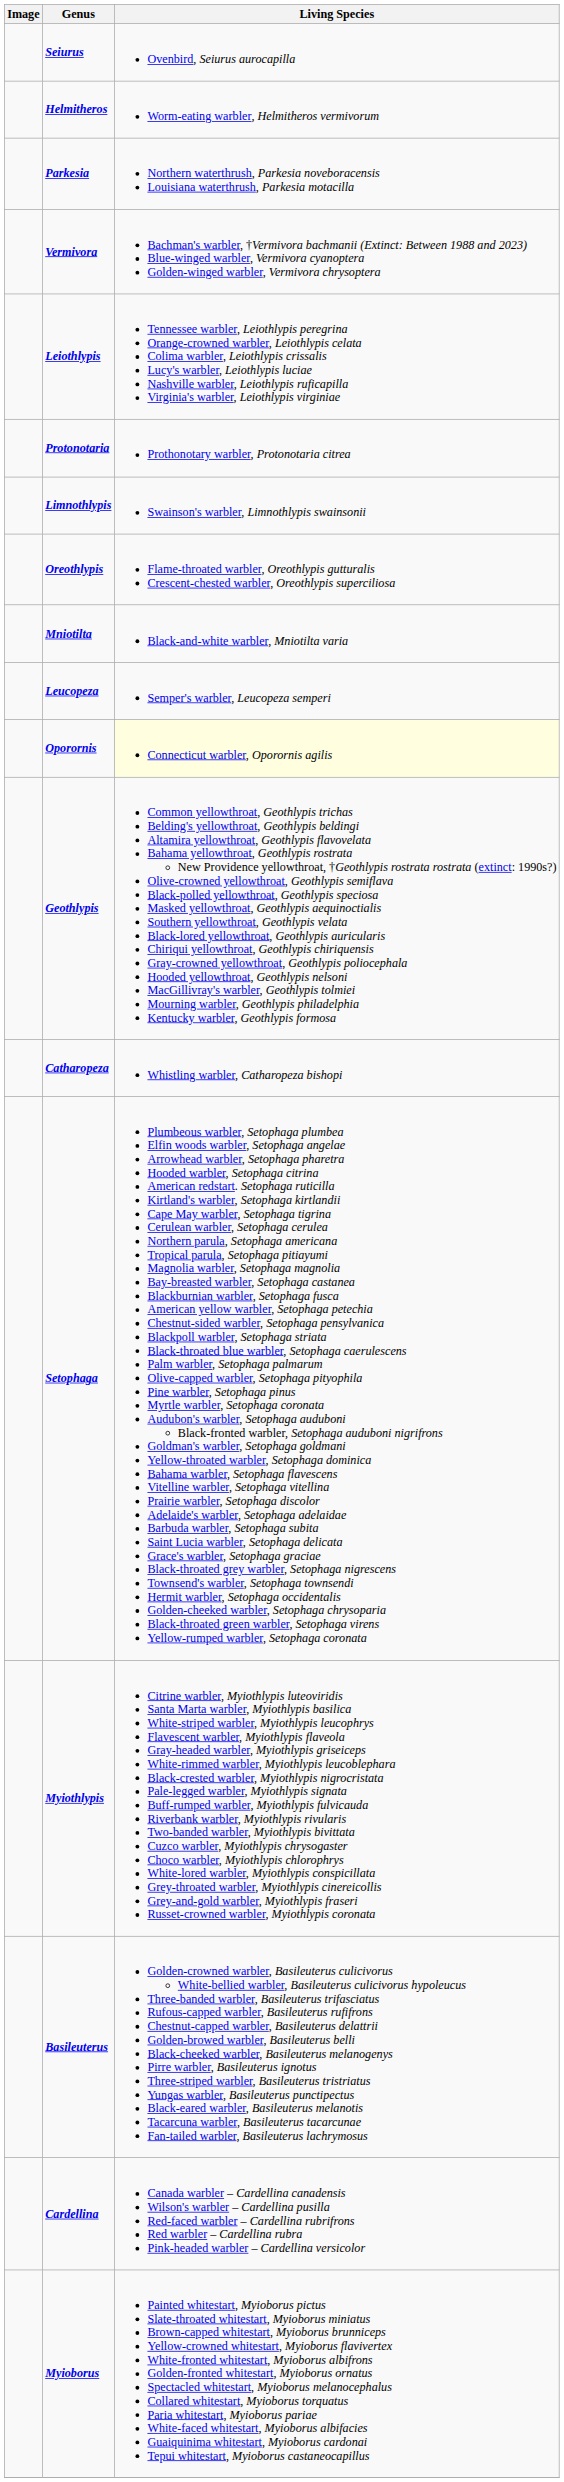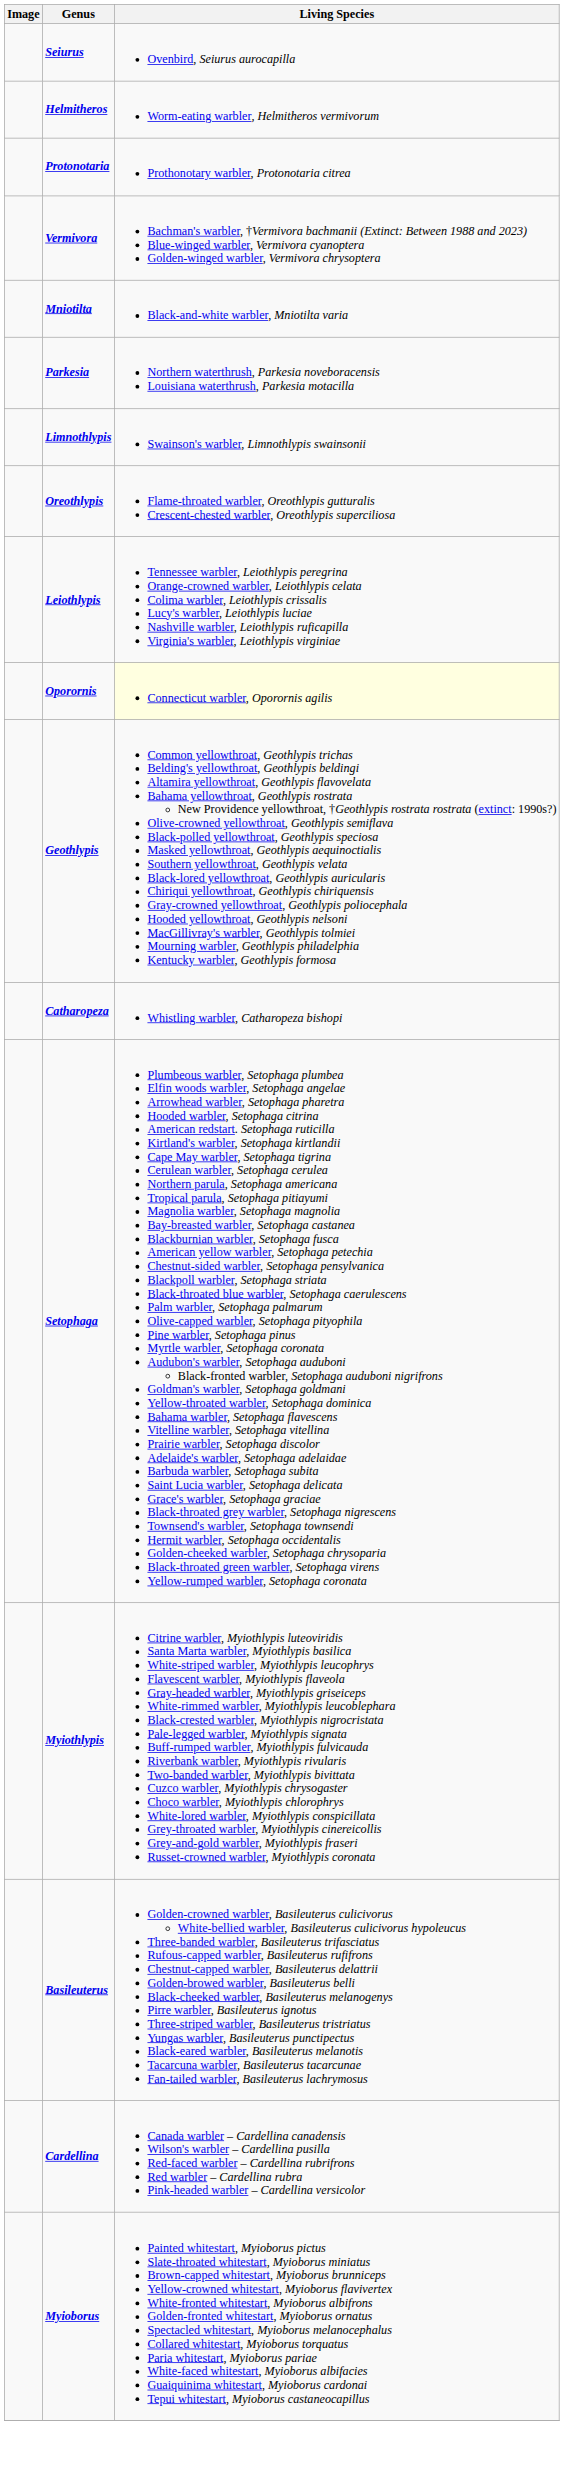rows swapped: (67, 173) <-> (77, 448)
rows swapped: (69, 633) <-> (73, 356)
- row: (72, 691)
